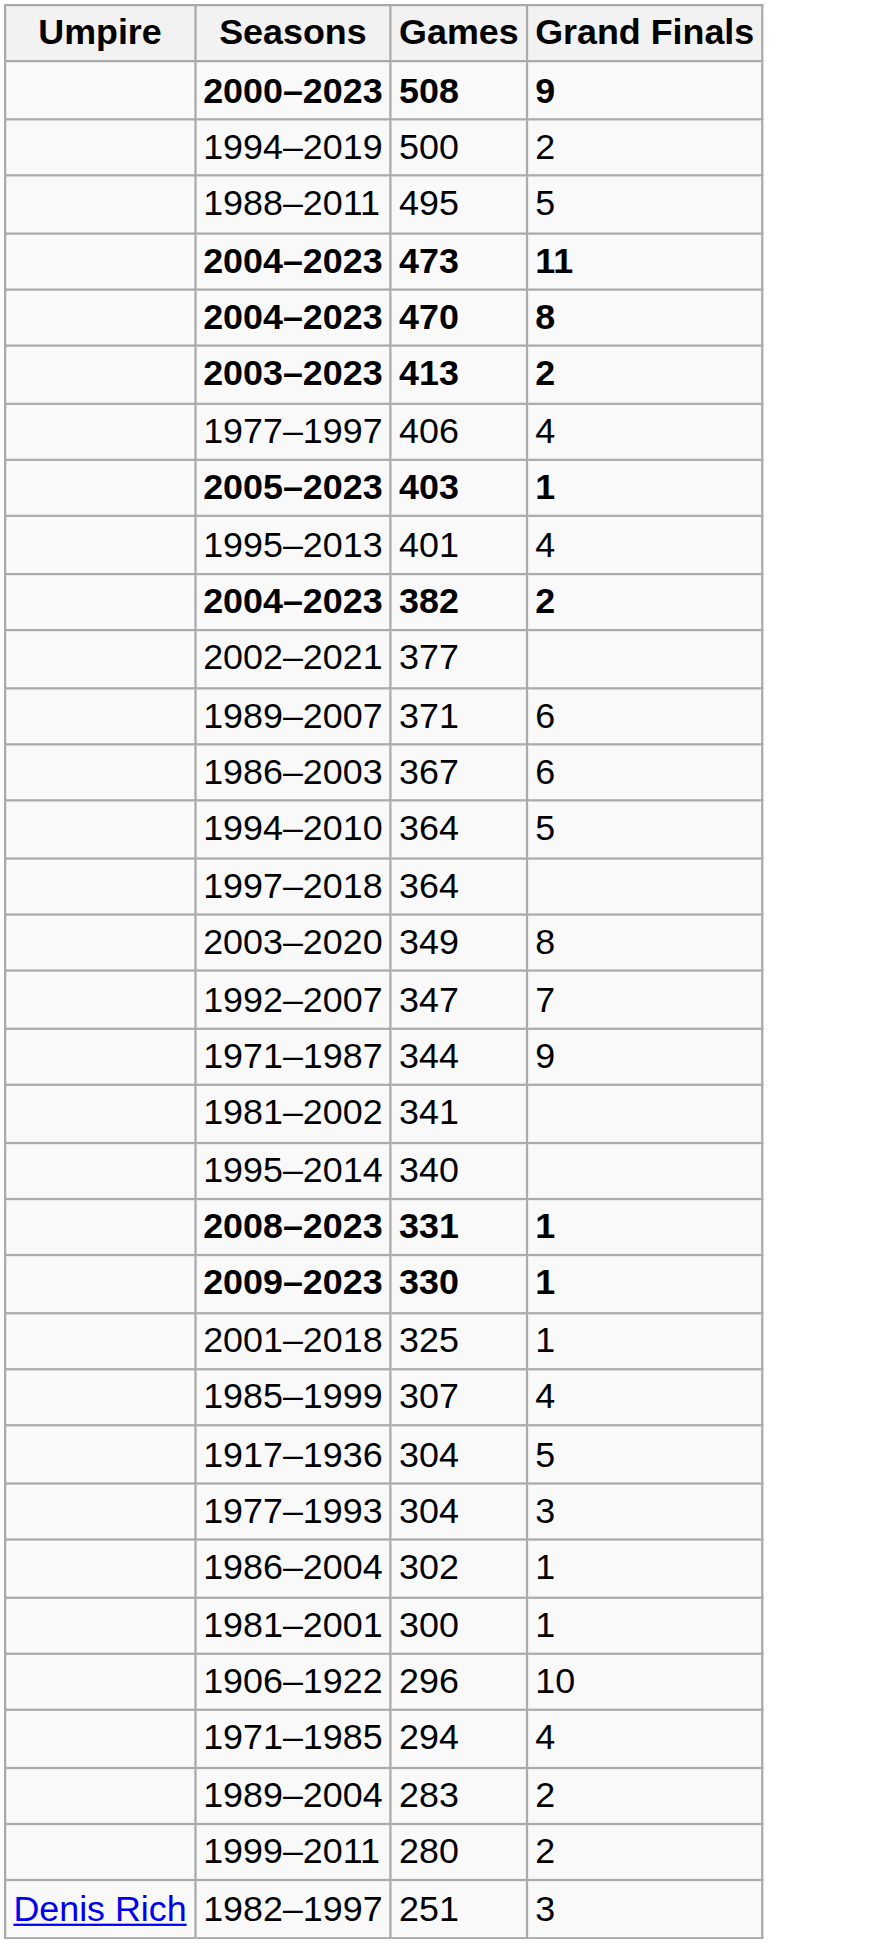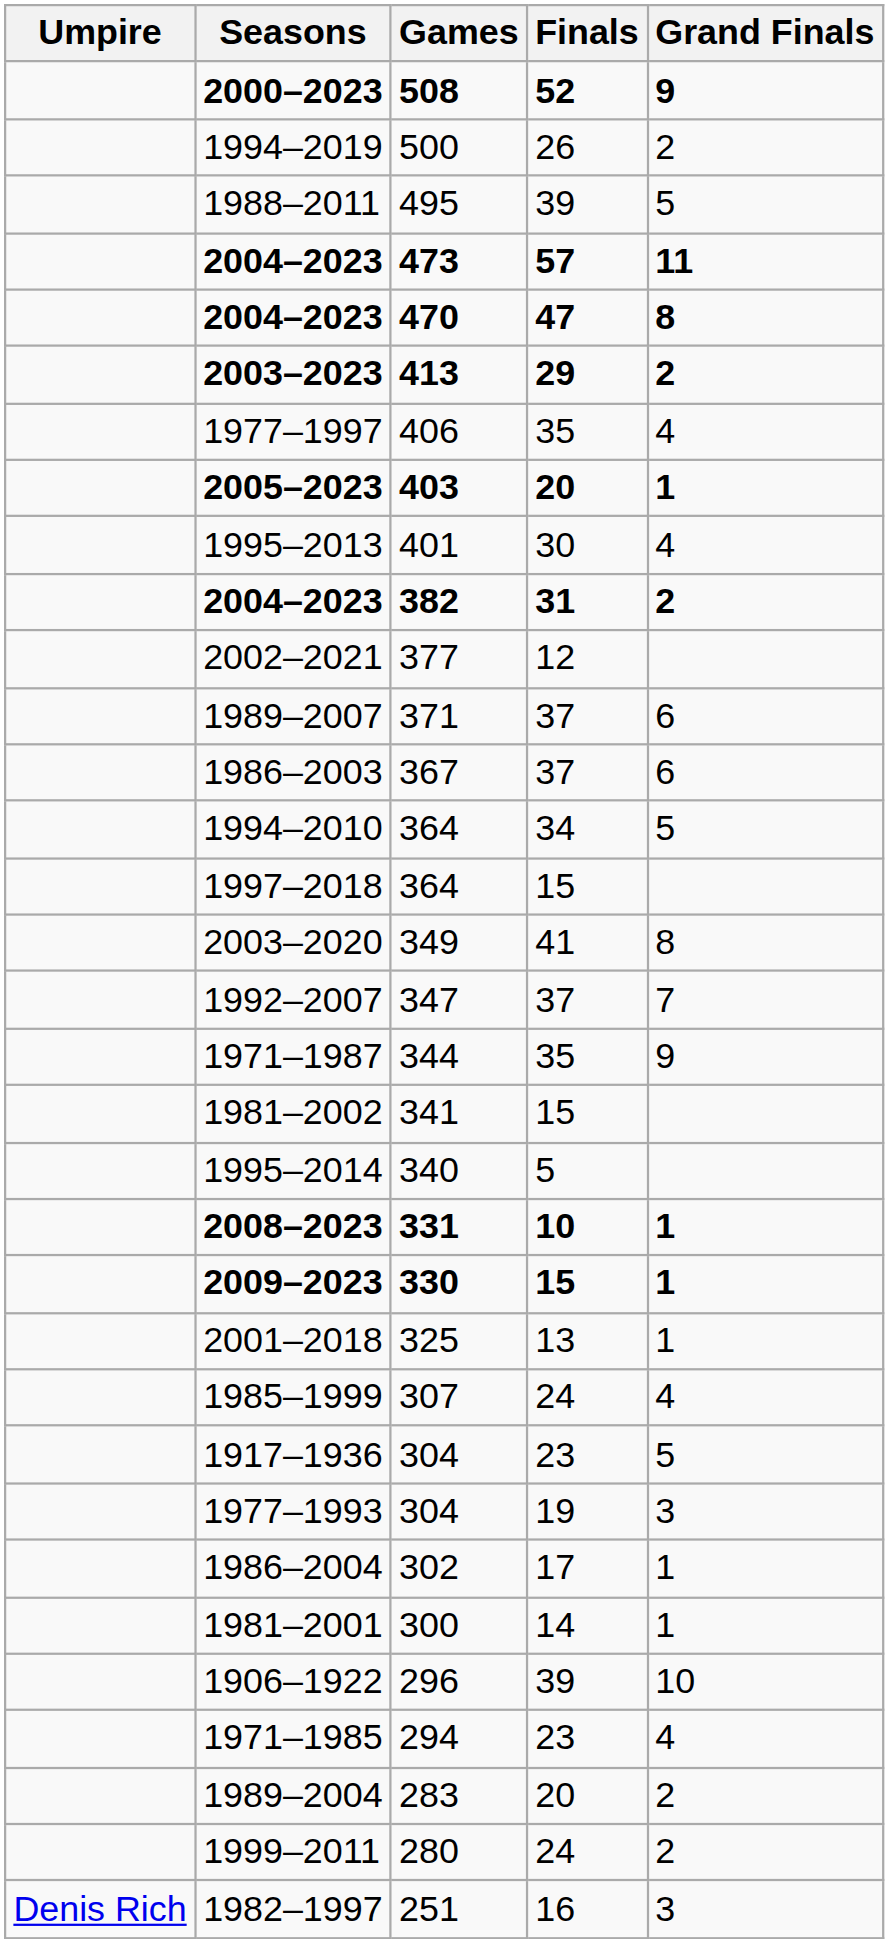+ column: (587, 32)
